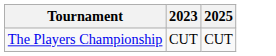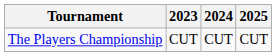+ column: (219, 16)
